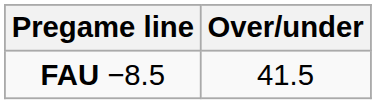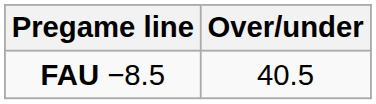(286, 74) 41.5 -> (286, 74) 40.5
